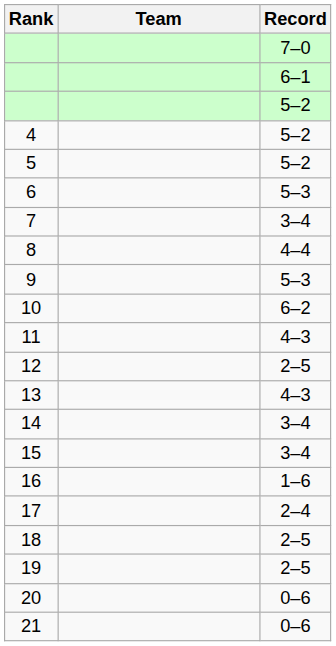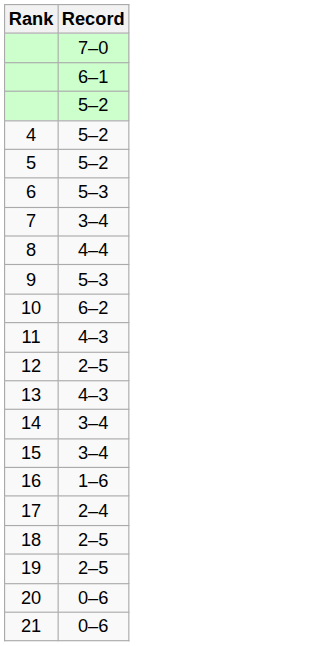- column: (159, 18)
